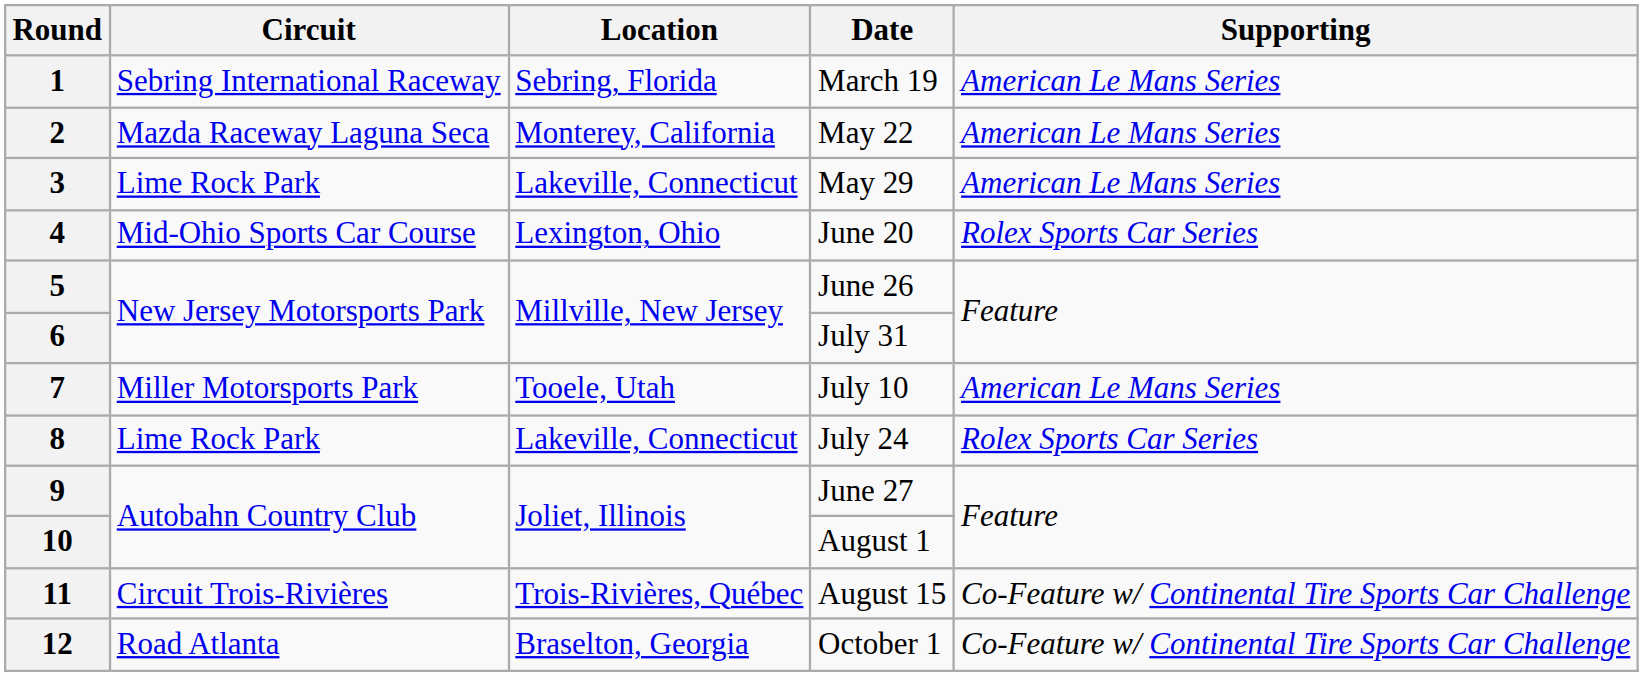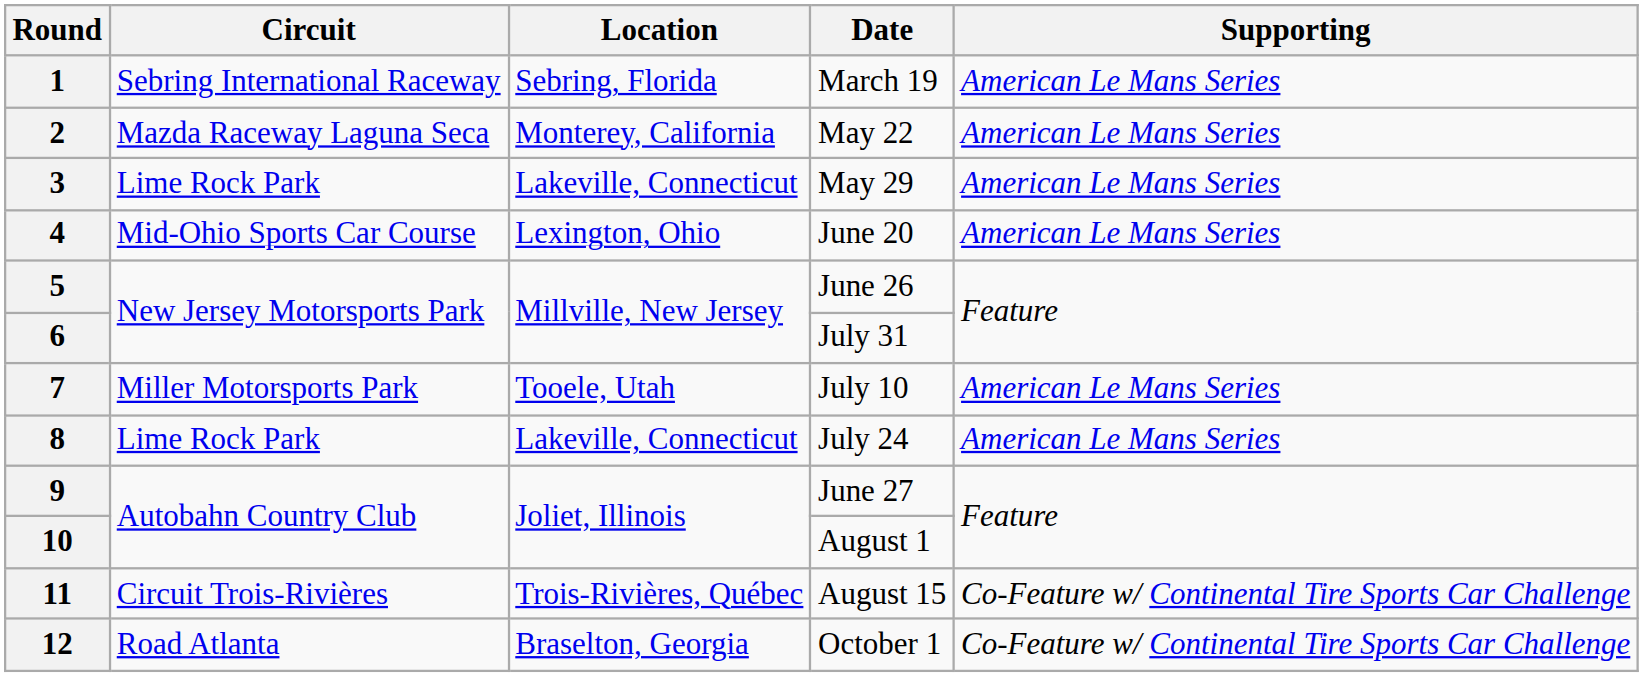(1110, 234) Rolex Sports Car Series -> (1121, 234) American Le Mans Series
(1110, 438) Rolex Sports Car Series -> (1121, 438) American Le Mans Series
